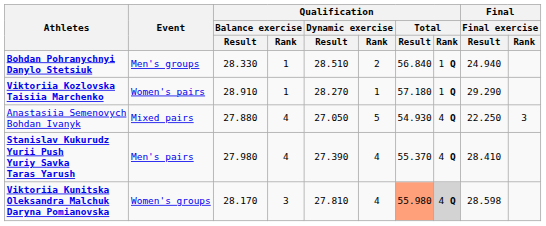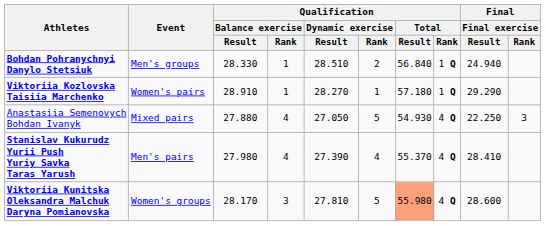(377, 201) 4 -> (377, 201) 5
(447, 201) lightgrey background -> (447, 201) no background
(484, 201) 28.598 -> (484, 201) 28.600
